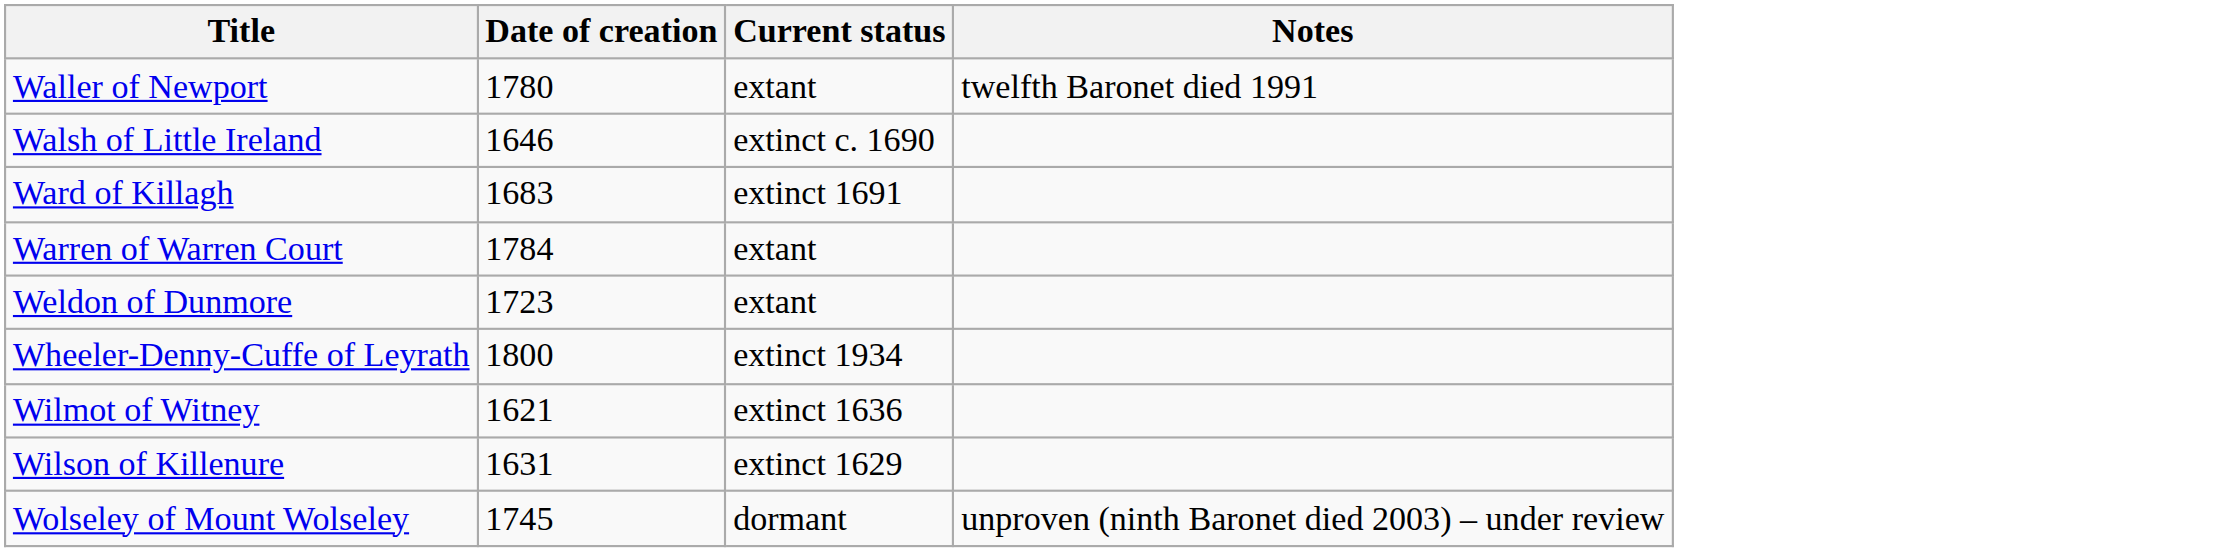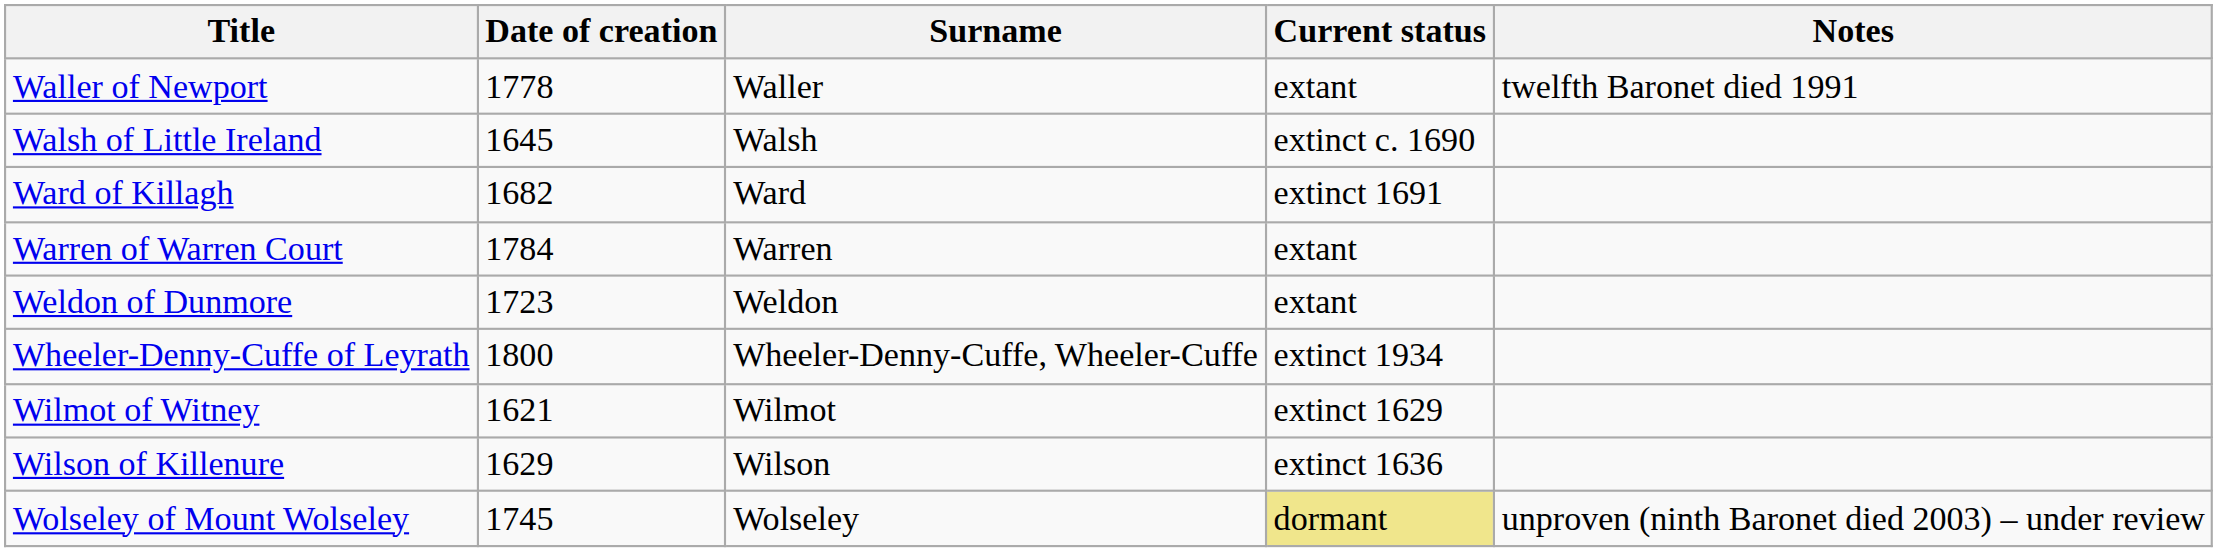+ column: (996, 31)
(519, 85) 1780 -> (519, 85) 1778
(519, 139) 1646 -> (519, 139) 1645
(519, 193) 1683 -> (519, 193) 1682
(818, 409) extinct 1636 -> (1358, 409) extinct 1629
(519, 463) 1631 -> (519, 463) 1629
(818, 463) extinct 1629 -> (1358, 463) extinct 1636
(790, 517) no background -> (1330, 517) khaki background
